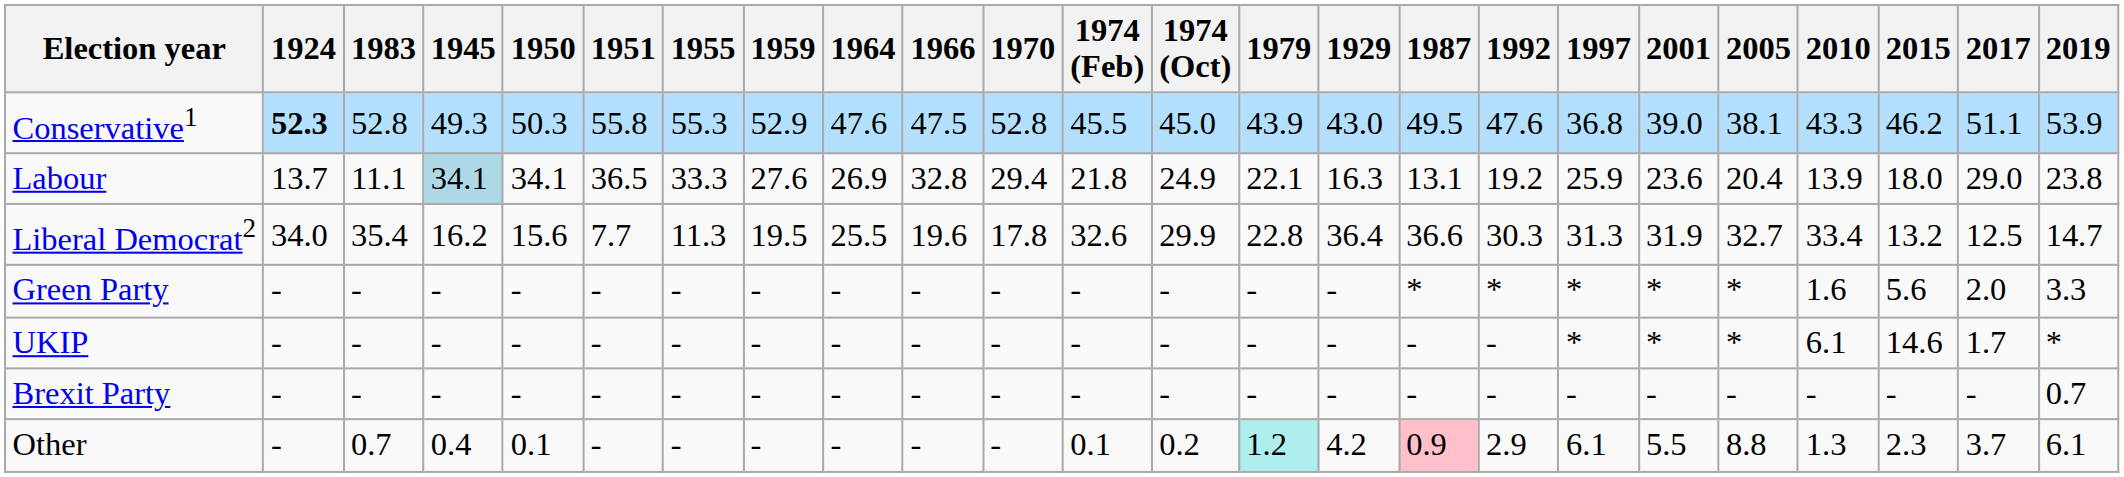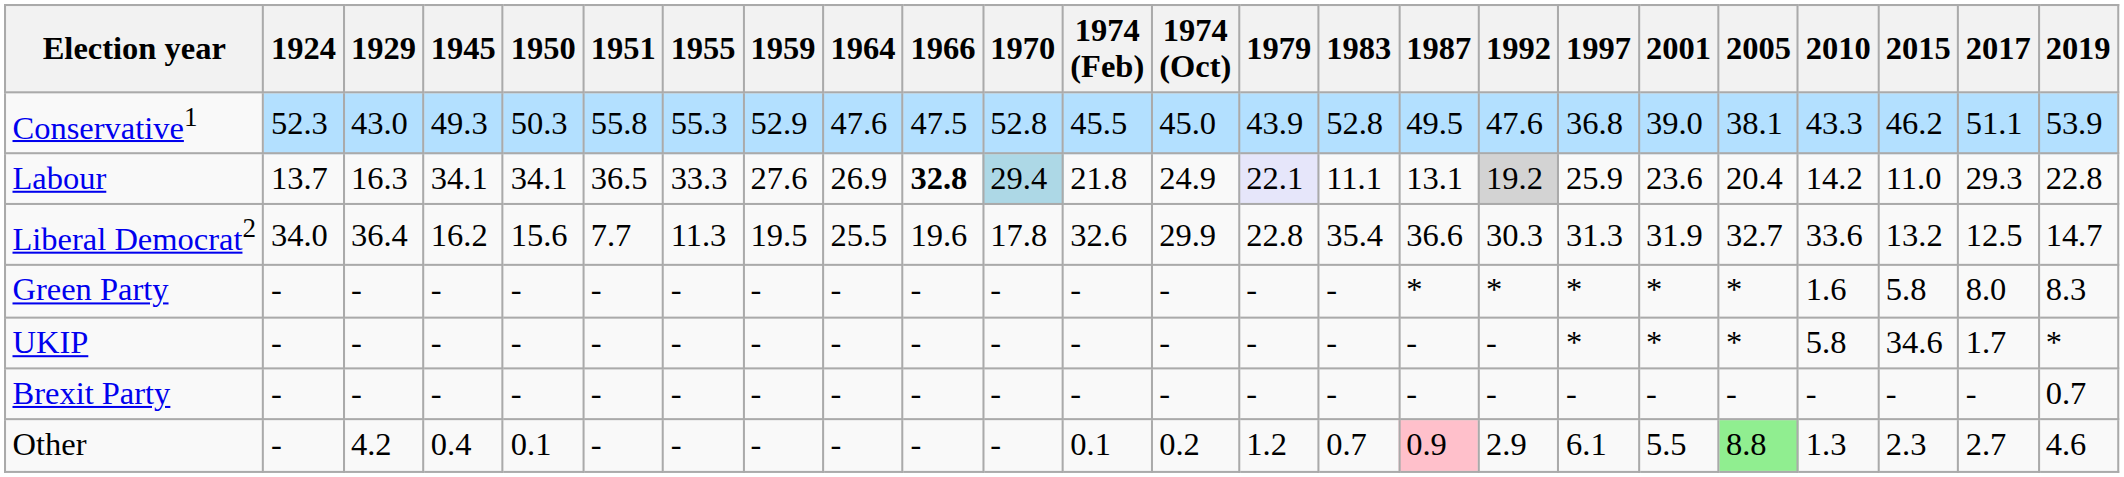columns swapped: (1359, 48) <-> (383, 48)
(299, 122) bold -> (299, 122) normal
(459, 178) lightblue background -> (459, 178) no background
(939, 178) normal -> (939, 178) bold
(1019, 178) no background -> (1019, 178) lightblue background
(1275, 178) no background -> (1275, 178) lavender background
(1515, 178) no background -> (1515, 178) lightgrey background
(1834, 178) 13.9 -> (1834, 178) 14.2
(1914, 178) 18.0 -> (1914, 178) 11.0
(1994, 178) 29.0 -> (1994, 178) 29.3
(2074, 178) 23.8 -> (2074, 178) 22.8
(1834, 234) 33.4 -> (1834, 234) 33.6
(1906, 290) 5.6 -> (1906, 290) 5.8
(1986, 290) 2.0 -> (1986, 290) 8.0
(2066, 290) 3.3 -> (2066, 290) 8.3
(1826, 341) 6.1 -> (1826, 341) 5.8
(1914, 341) 14.6 -> (1914, 341) 34.6
(1267, 444) paleturquoise background -> (1267, 444) no background
(1746, 444) no background -> (1746, 444) lightgreen background
(1986, 444) 3.7 -> (1986, 444) 2.7
(2066, 444) 6.1 -> (2066, 444) 4.6
